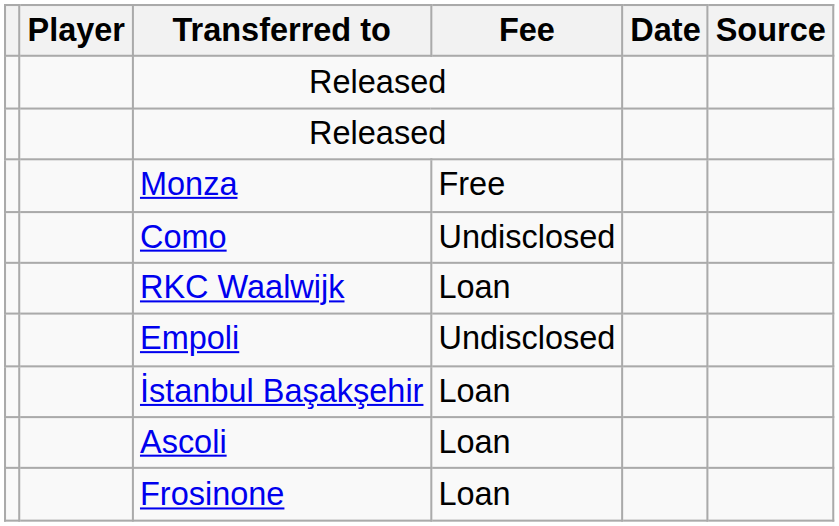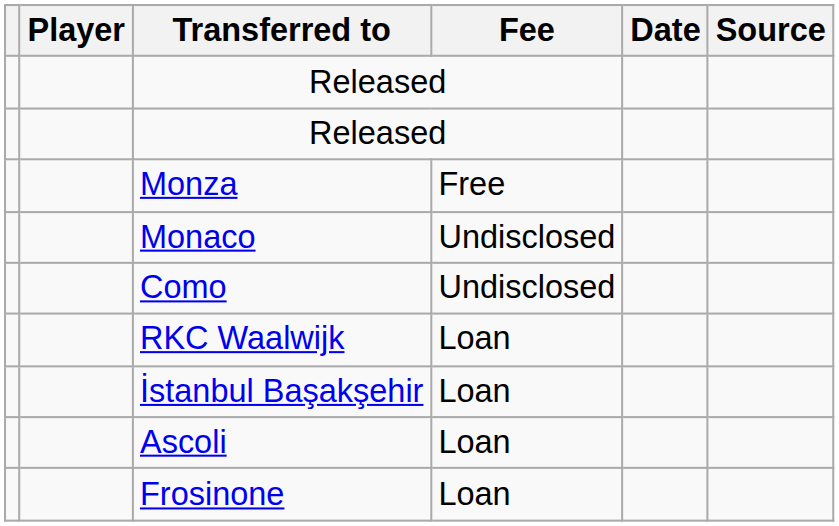+ row: (198, 236)
- row: (190, 339)
